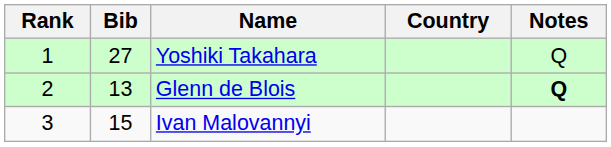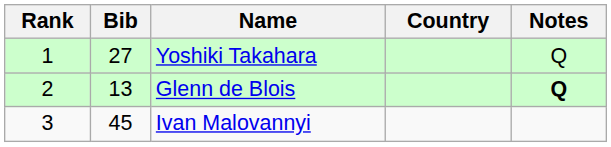(120, 123) 15 -> (120, 123) 45
